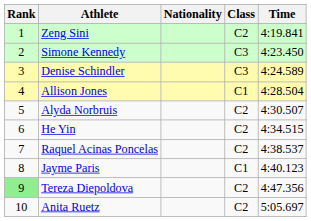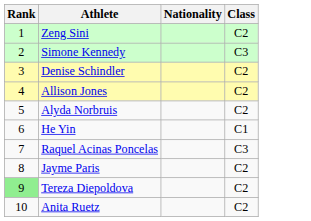- column: (282, 14)
(241, 71) C3 -> (241, 71) C2
(241, 91) C1 -> (241, 91) C2
(241, 129) C2 -> (241, 129) C1
(241, 149) C2 -> (241, 149) C3
(241, 168) C1 -> (241, 168) C2
